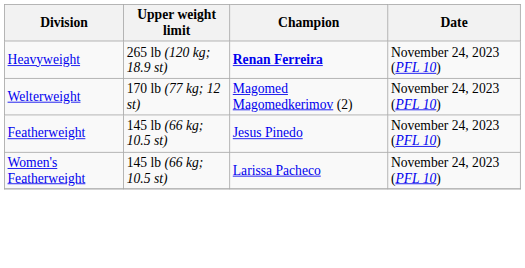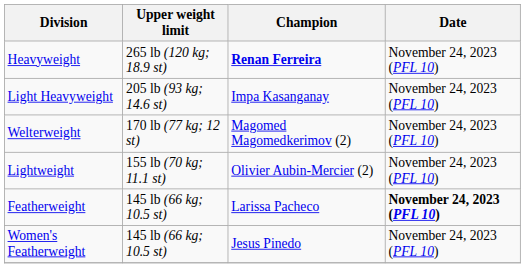+ row: (60, 96)
+ row: (41, 170)
(268, 133) Jesus Pinedo -> (275, 207) Larissa Pacheco
(445, 133) normal -> (444, 207) bold
(277, 170) Larissa Pacheco -> (266, 244) Jesus Pinedo
